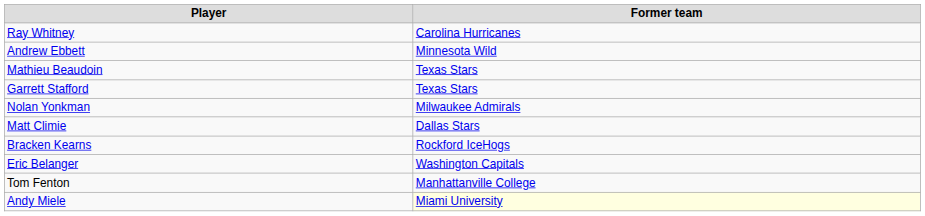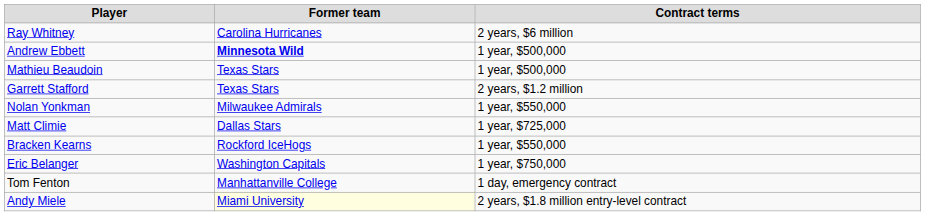+ column: (698, 13)
(456, 51) normal -> (260, 51) bold
